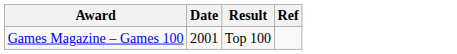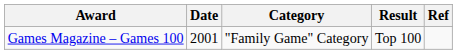+ column: (297, 15)
